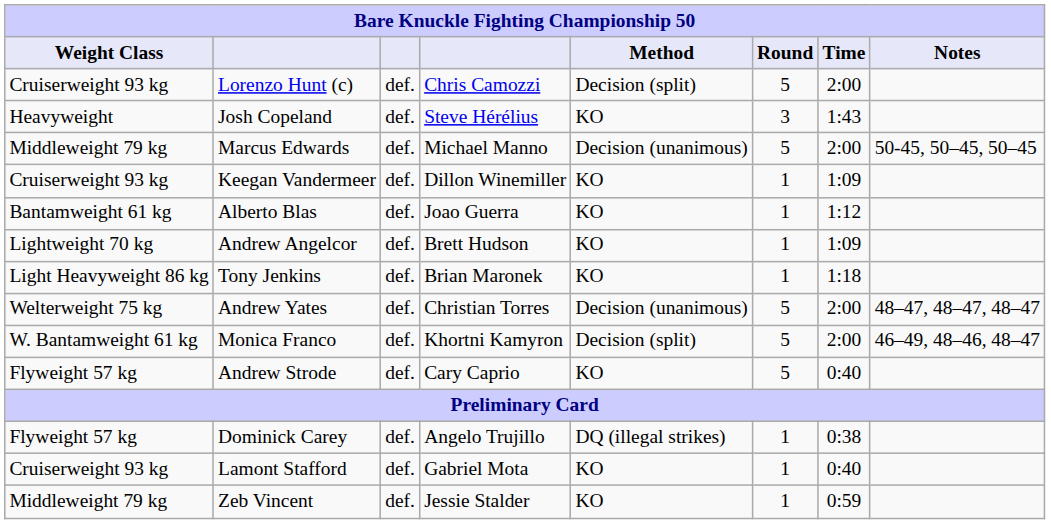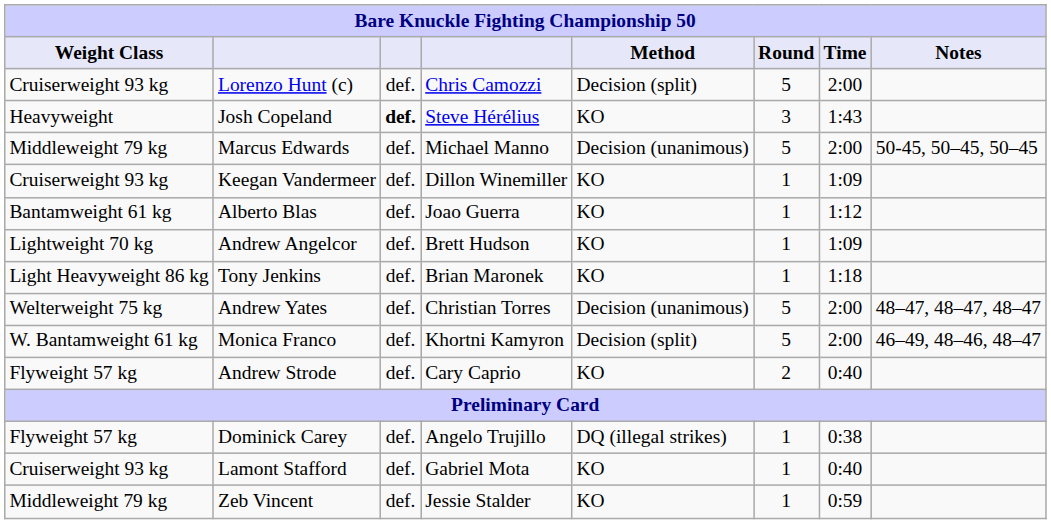(400, 116) normal -> (401, 116) bold
(785, 373) 5 -> (786, 373) 2
